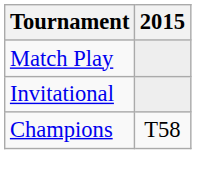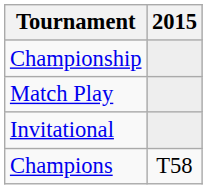+ row: (76, 58)
